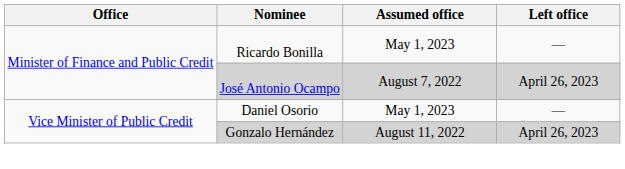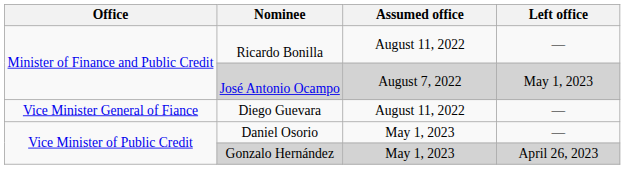(420, 44) May 1, 2023 -> (420, 44) August 11, 2022
(558, 81) April 26, 2023 -> (558, 81) May 1, 2023
+ row: (280, 110)
(420, 132) August 11, 2022 -> (420, 153) May 1, 2023
